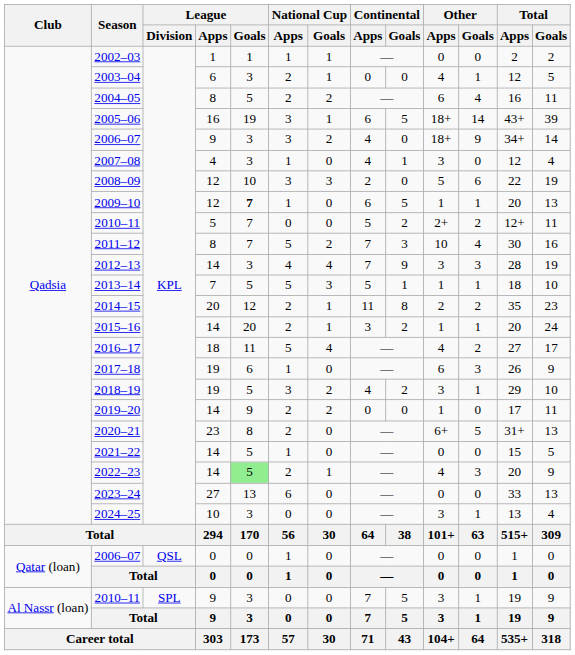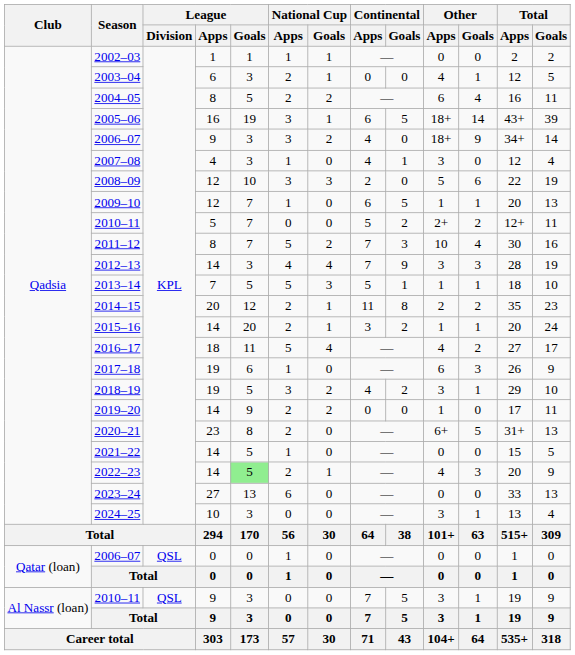(250, 202) bold -> (250, 202) normal
(169, 597) SPL -> (169, 597) QSL
